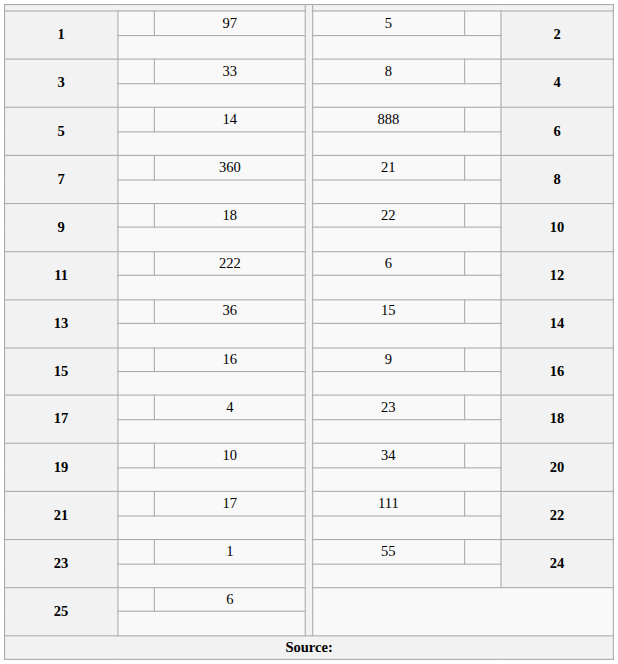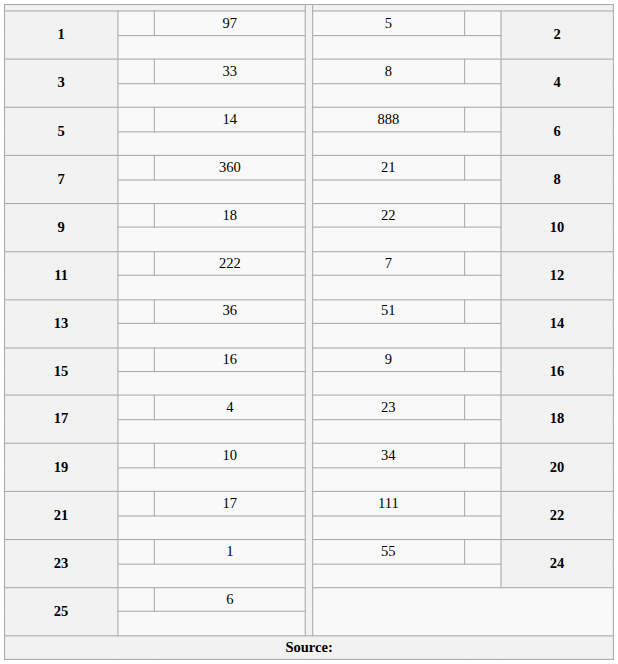(388, 263) 6 -> (388, 263) 7
(388, 311) 15 -> (388, 311) 51
